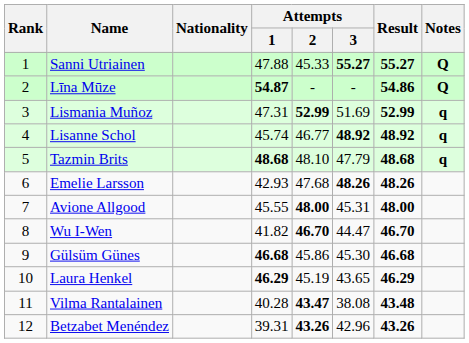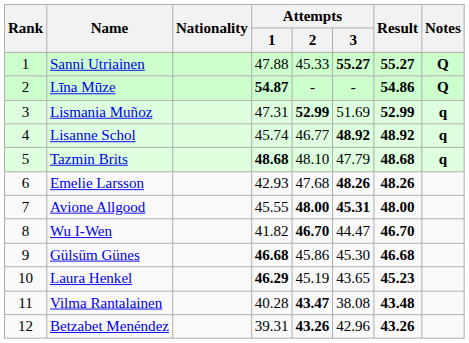(353, 207) normal -> (353, 207) bold
(398, 278) 46.29 -> (398, 278) 45.23
